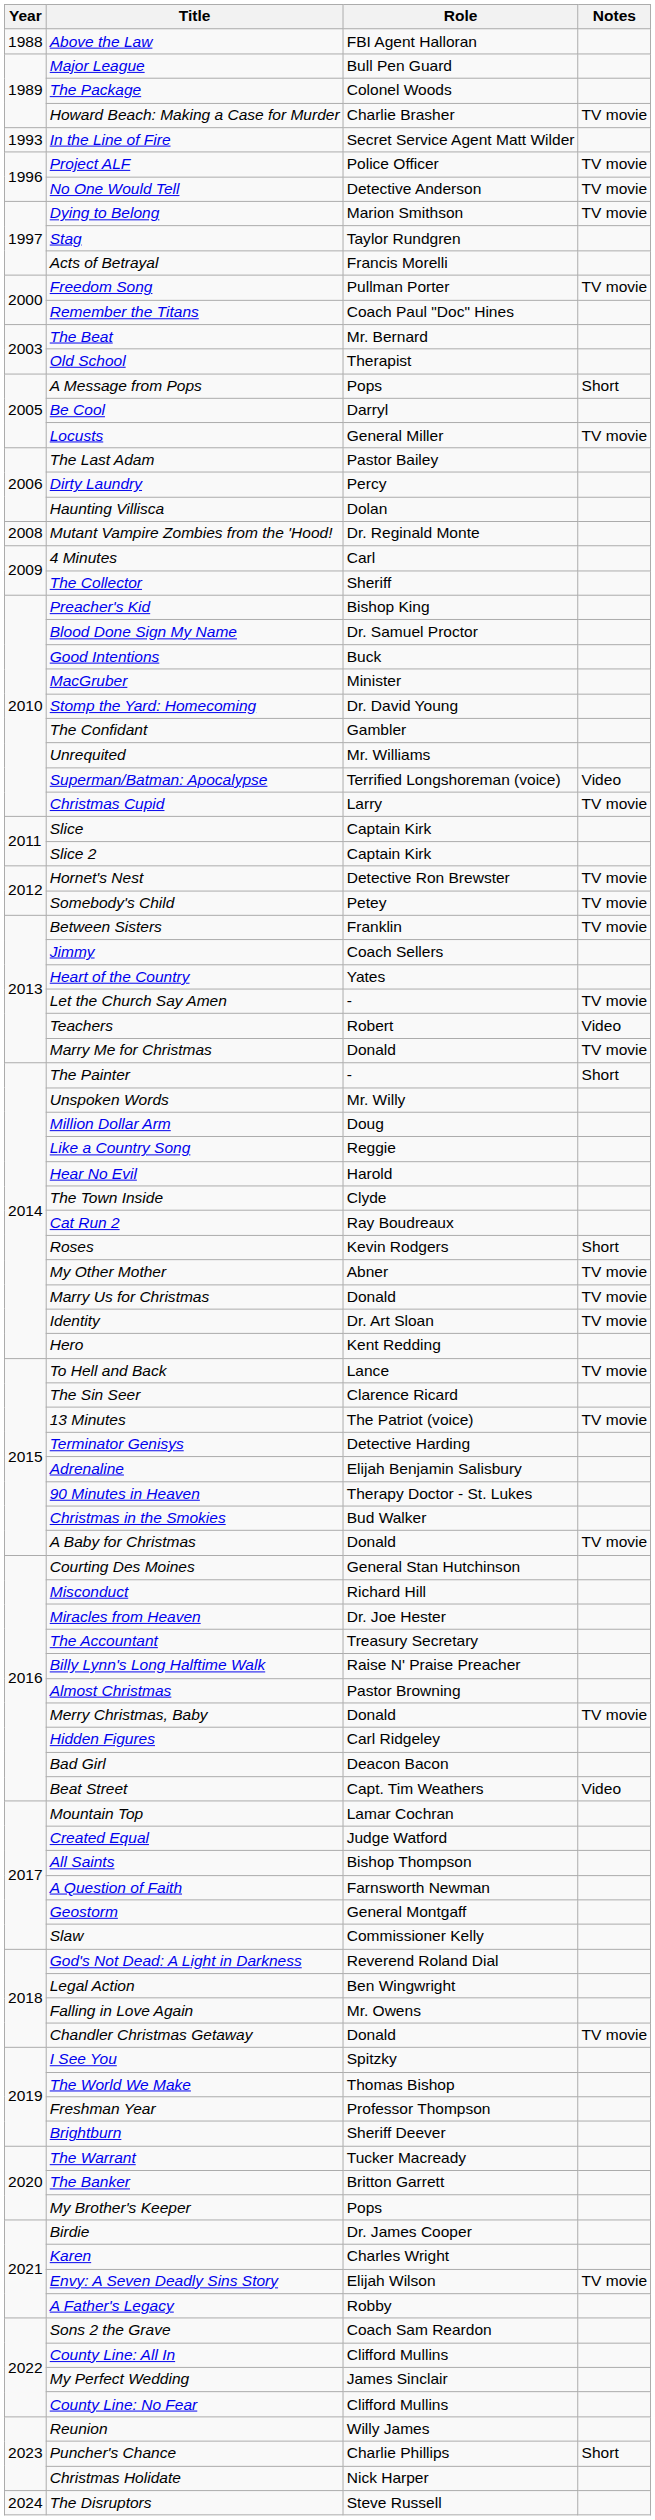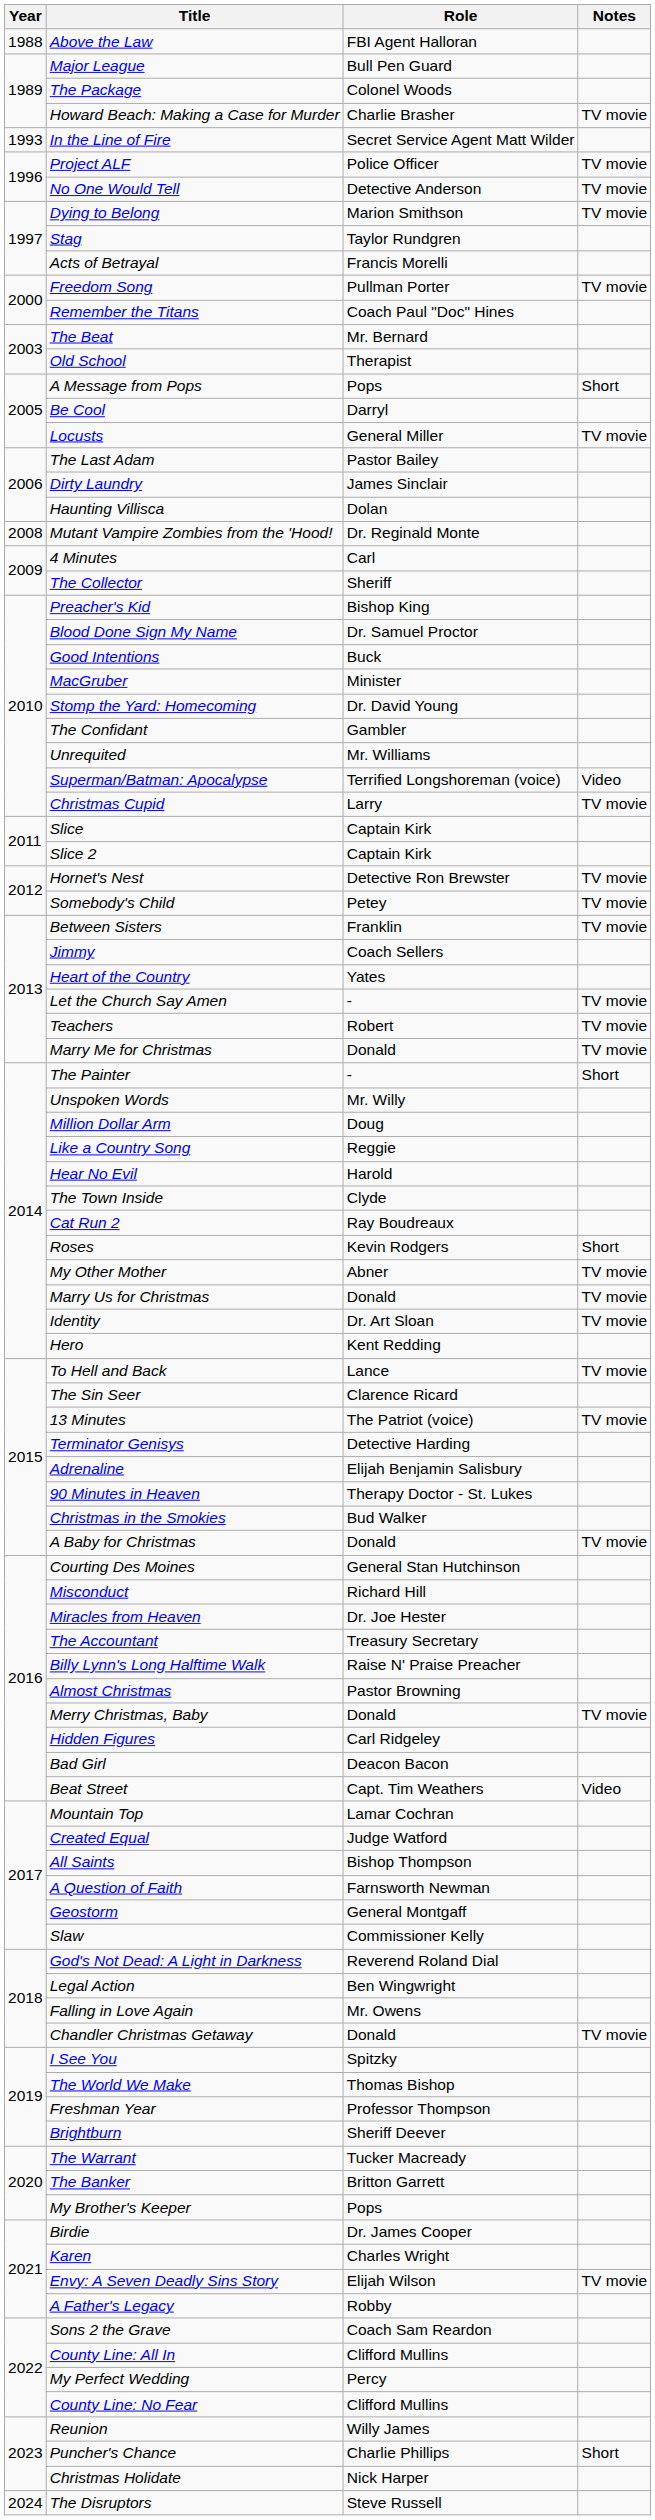(367, 484) Percy -> (397, 484) James Sinclair
(601, 1025) Video -> (614, 1025) TV movie
(397, 2379) James Sinclair -> (367, 2379) Percy
